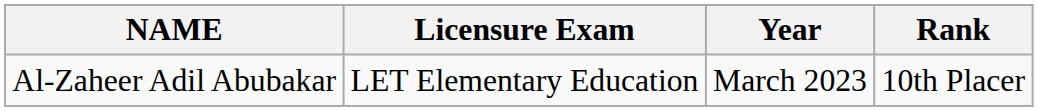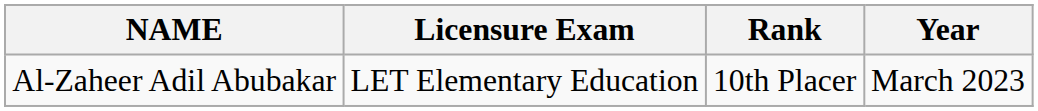columns swapped: (790, 29) <-> (953, 29)
